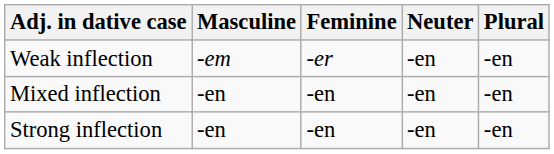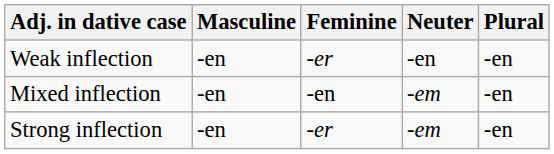(214, 58) -em -> (211, 58) -en
(421, 93) -en -> (424, 93) -em
(321, 129) -en -> (320, 129) -er
(421, 129) -en -> (424, 129) -em
